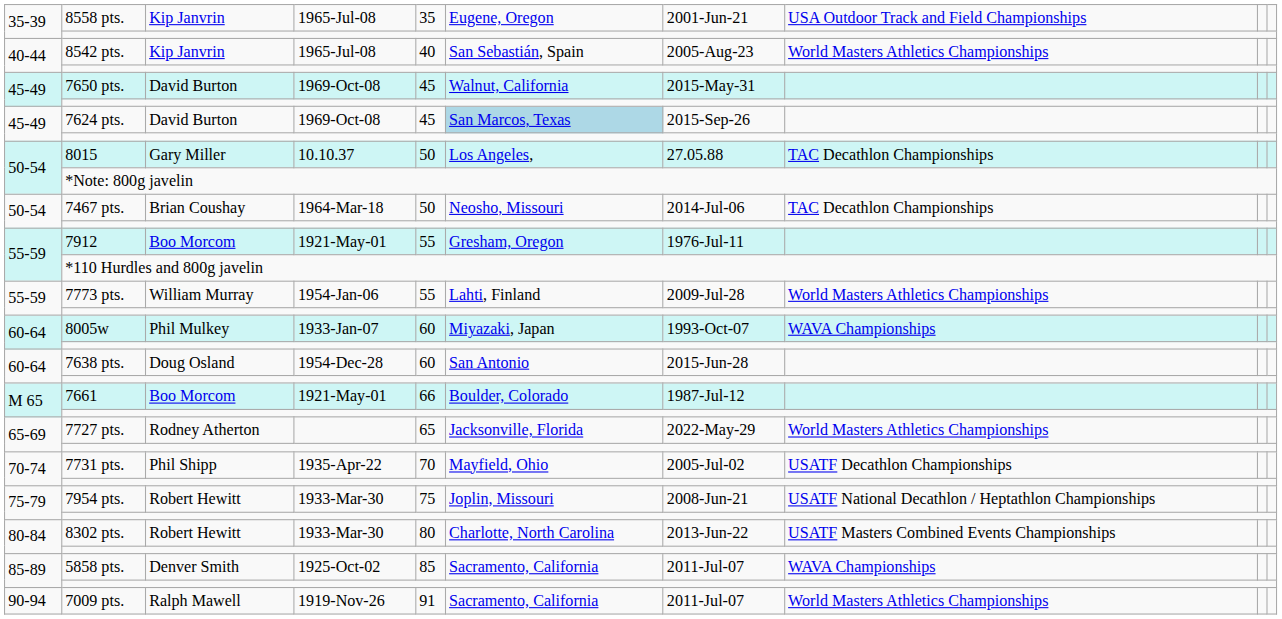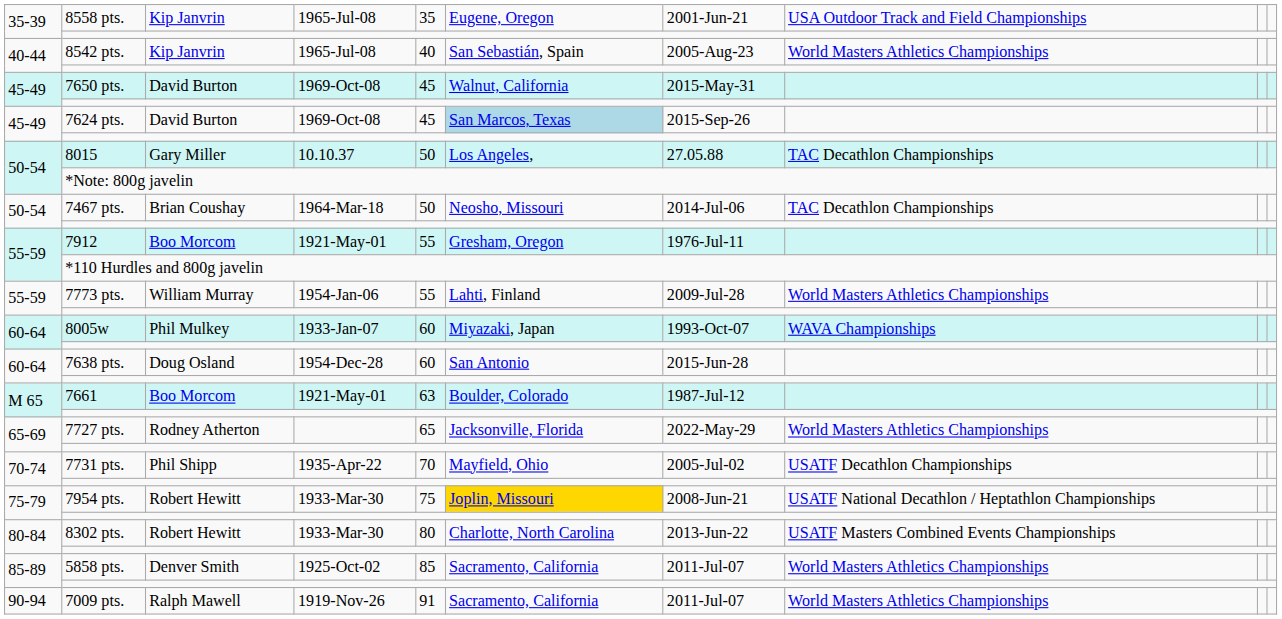(427, 396) 66 -> (427, 396) 63
(501, 498) no background -> (501, 498) gold background
(862, 566) WAVA Championships -> (918, 566) World Masters Athletics Championships
